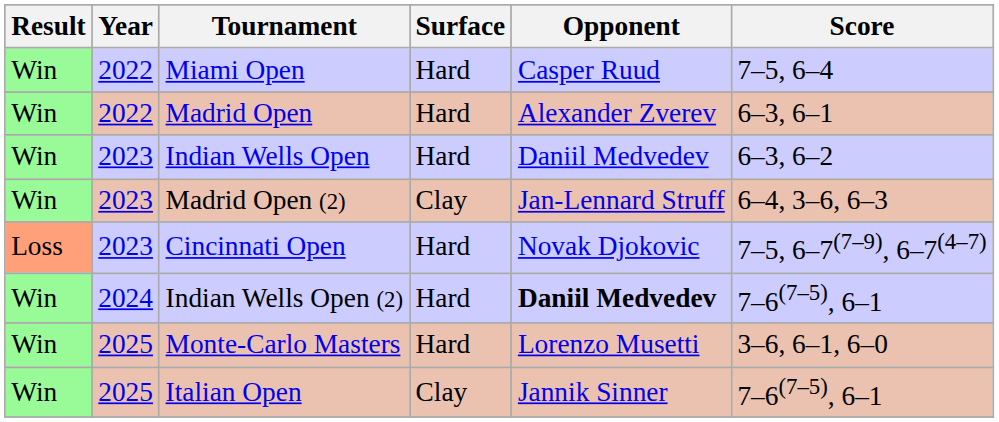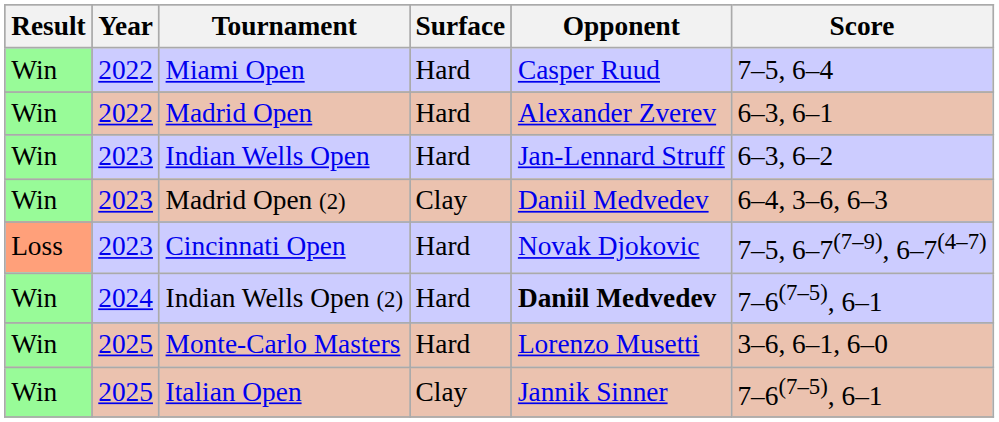(613, 156) Daniil Medvedev -> (621, 156) Jan-Lennard Struff
(621, 199) Jan-Lennard Struff -> (613, 199) Daniil Medvedev
